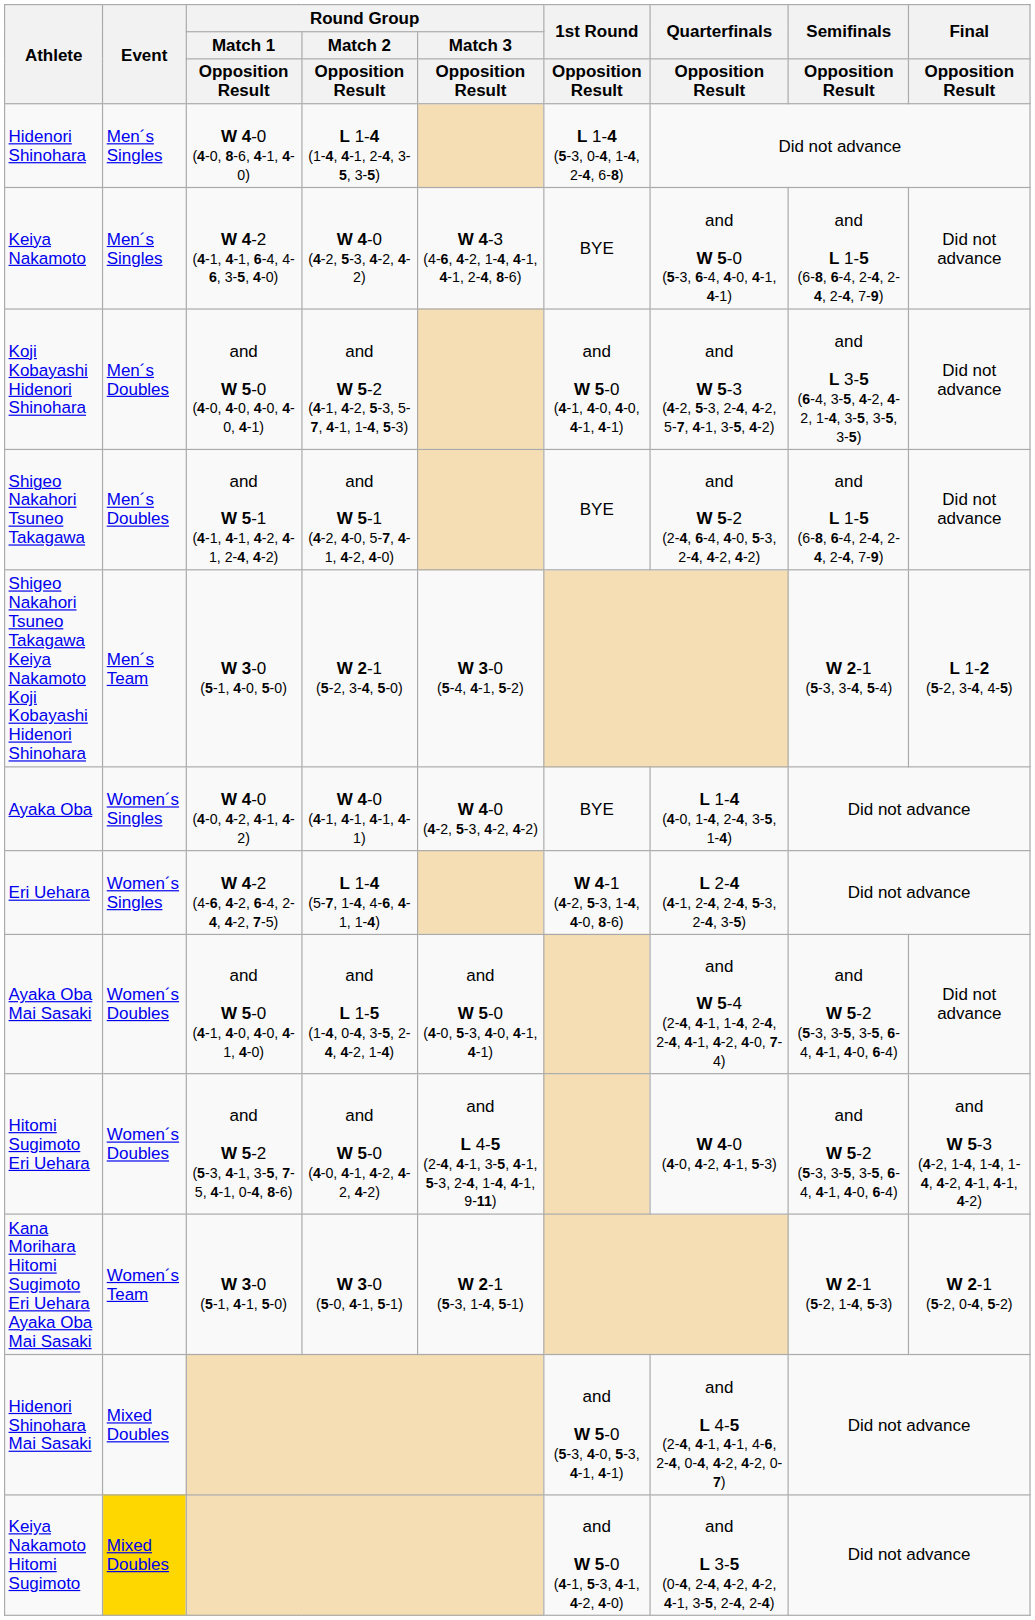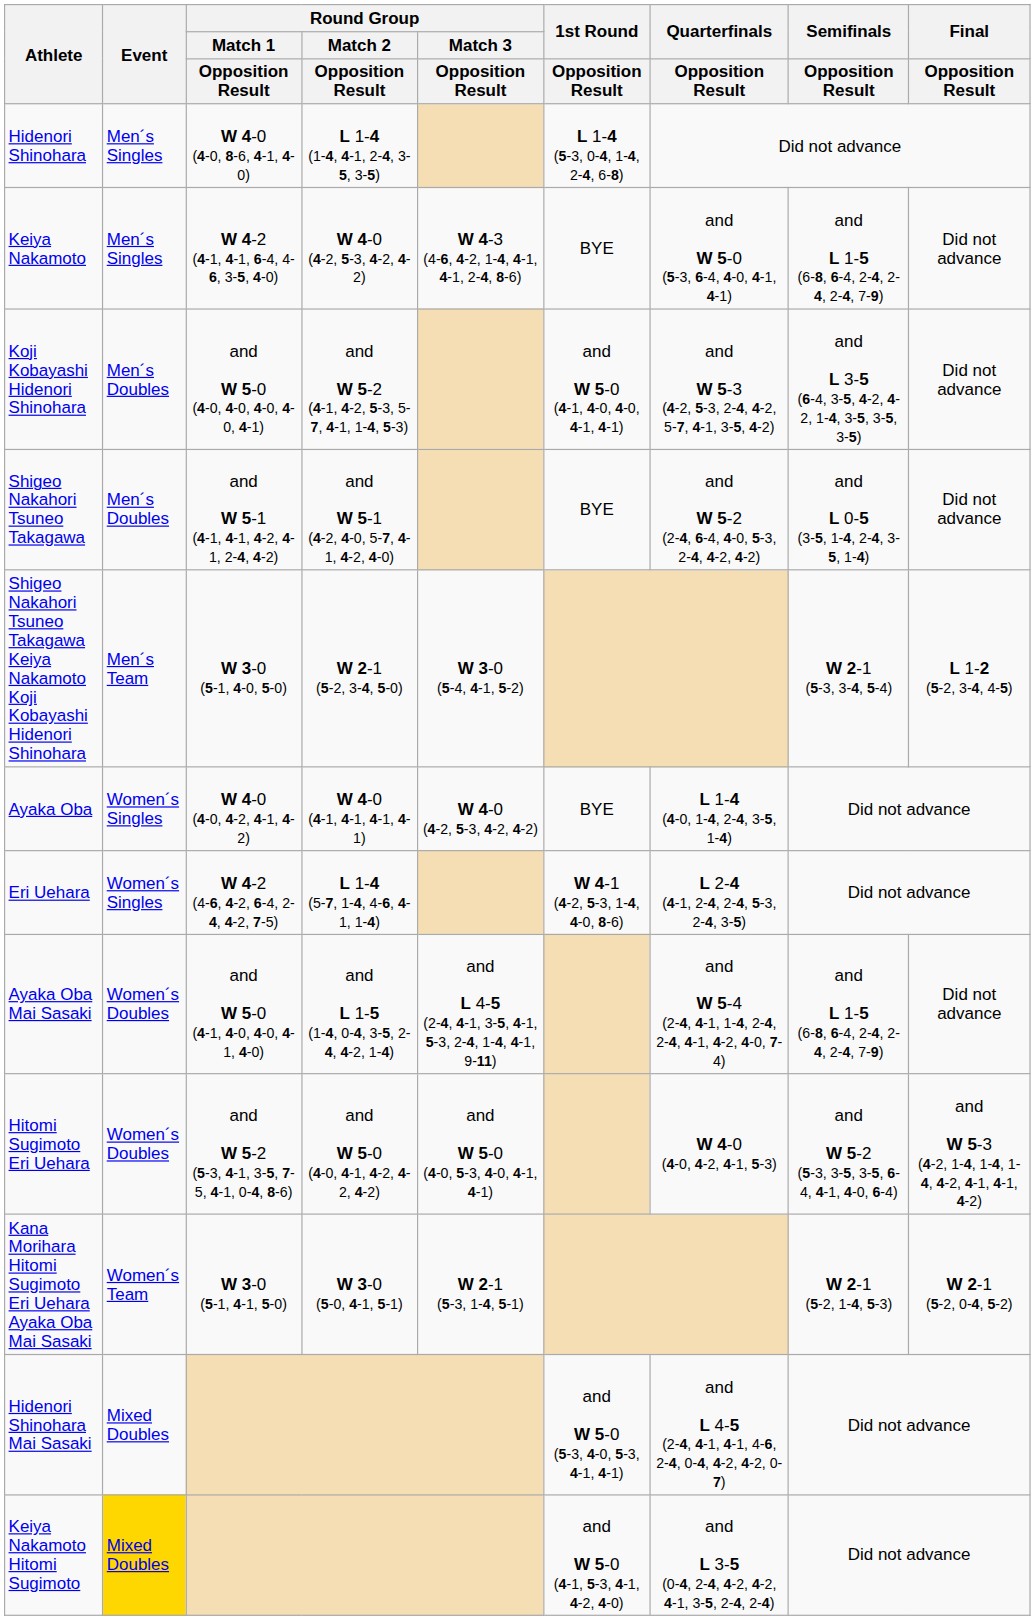(849, 519) and L 1-5 (6-8, 6-4, 2-4, 2-4, 2-4, 7-9) -> (849, 519) and L 0-5 (3-5, 1-4, 2-4, 3-5, 1-4)
(480, 1014) and W 5-0 (4-0, 5-3, 4-0, 4-1, 4-1) -> (480, 1014) and L 4-5 (2-4, 4-1, 3-5, 4-1, 5-3, 2-4, 1-4, 4-1, 9-11)
(849, 1014) and W 5-2 (5-3, 3-5, 3-5, 6-4, 4-1, 4-0, 6-4) -> (849, 1014) and L 1-5 (6-8, 6-4, 2-4, 2-4, 2-4, 7-9)
(480, 1154) and L 4-5 (2-4, 4-1, 3-5, 4-1, 5-3, 2-4, 1-4, 4-1, 9-11) -> (480, 1154) and W 5-0 (4-0, 5-3, 4-0, 4-1, 4-1)
